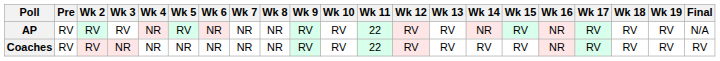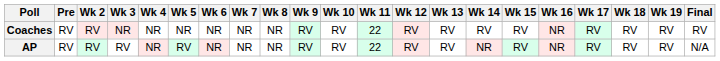rows swapped: (30, 30) <-> (30, 47)
